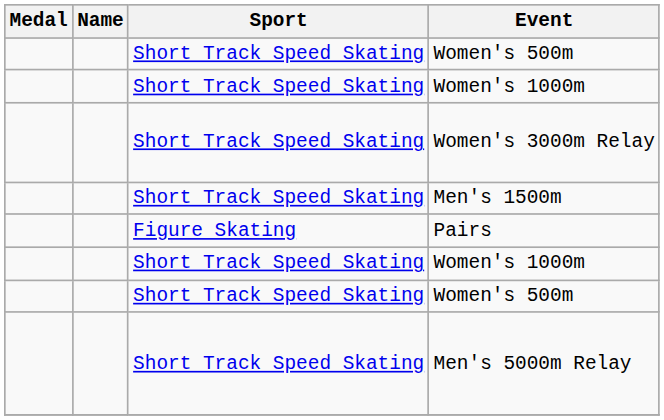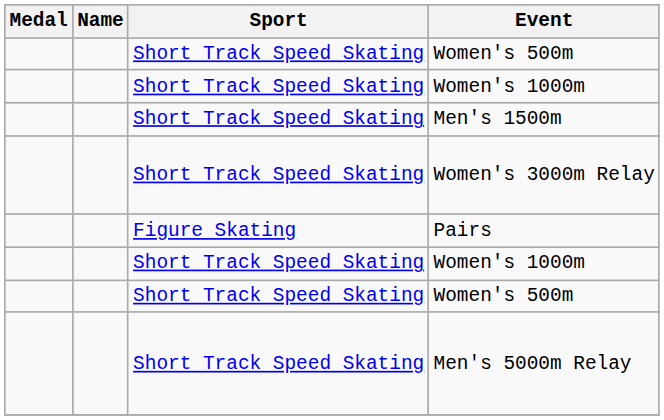rows swapped: (279, 198) <-> (279, 142)
